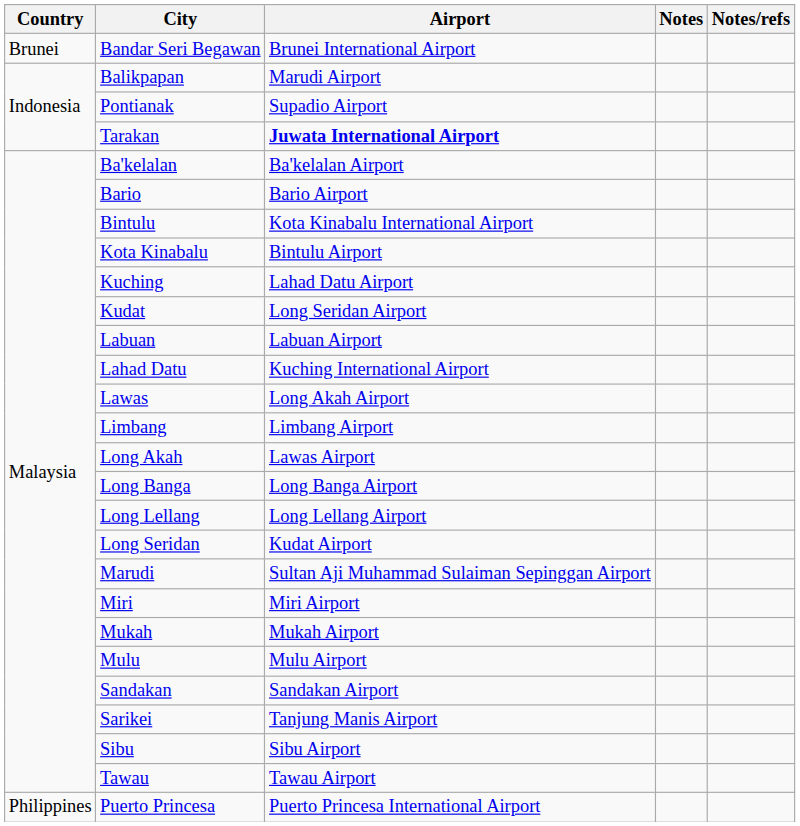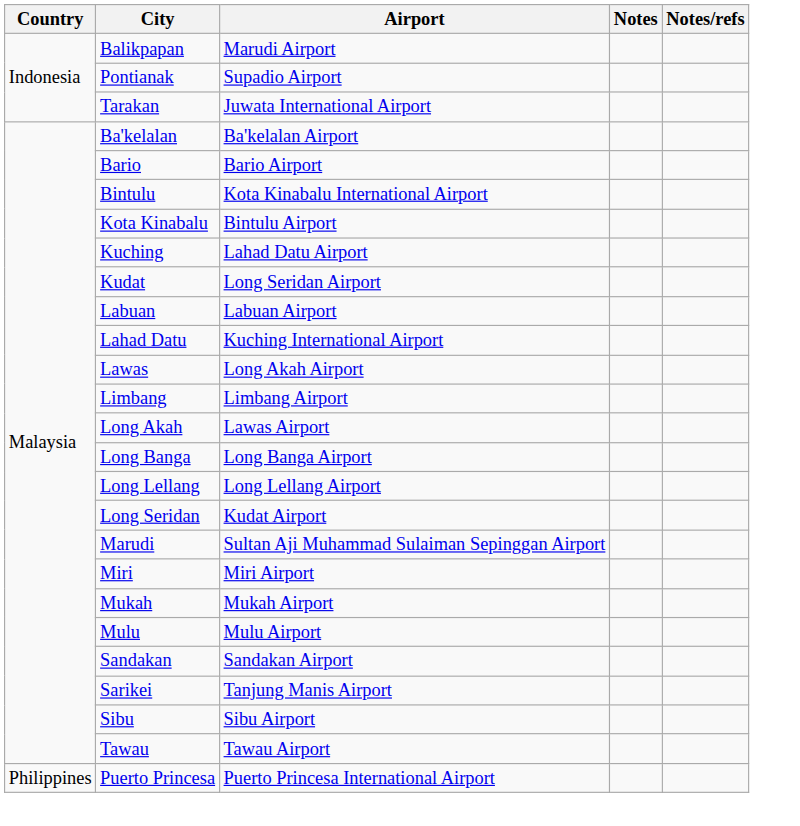- row: (180, 48)
(384, 135) bold -> (327, 106) normal
